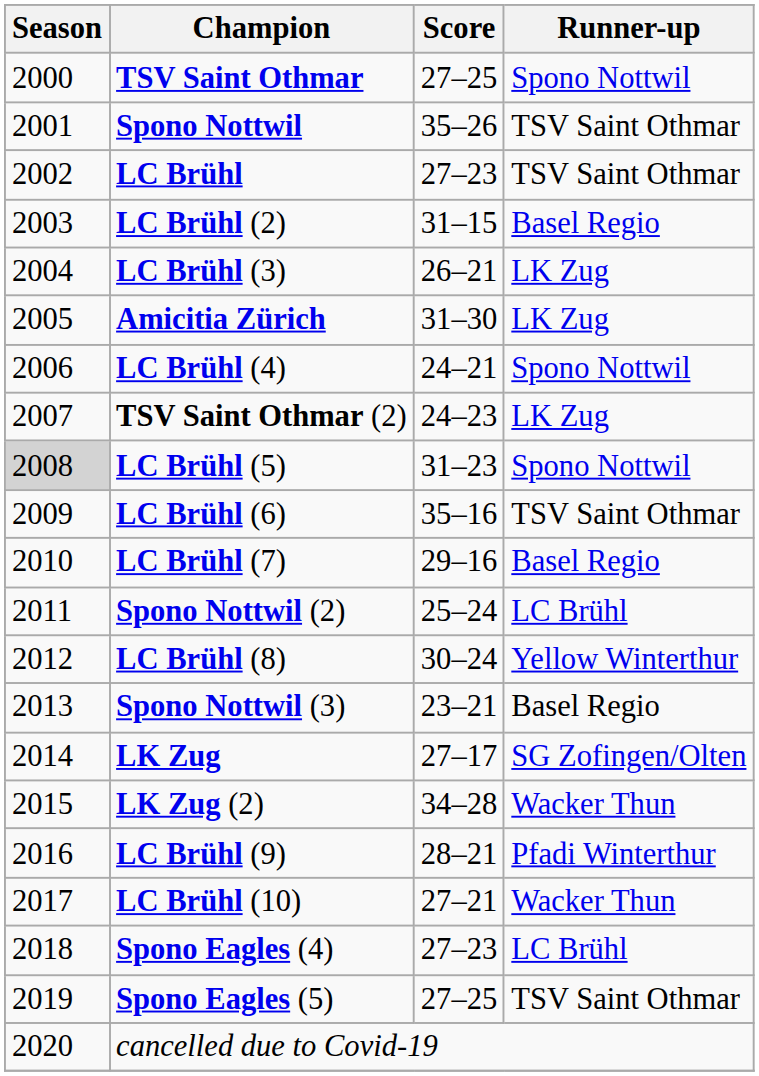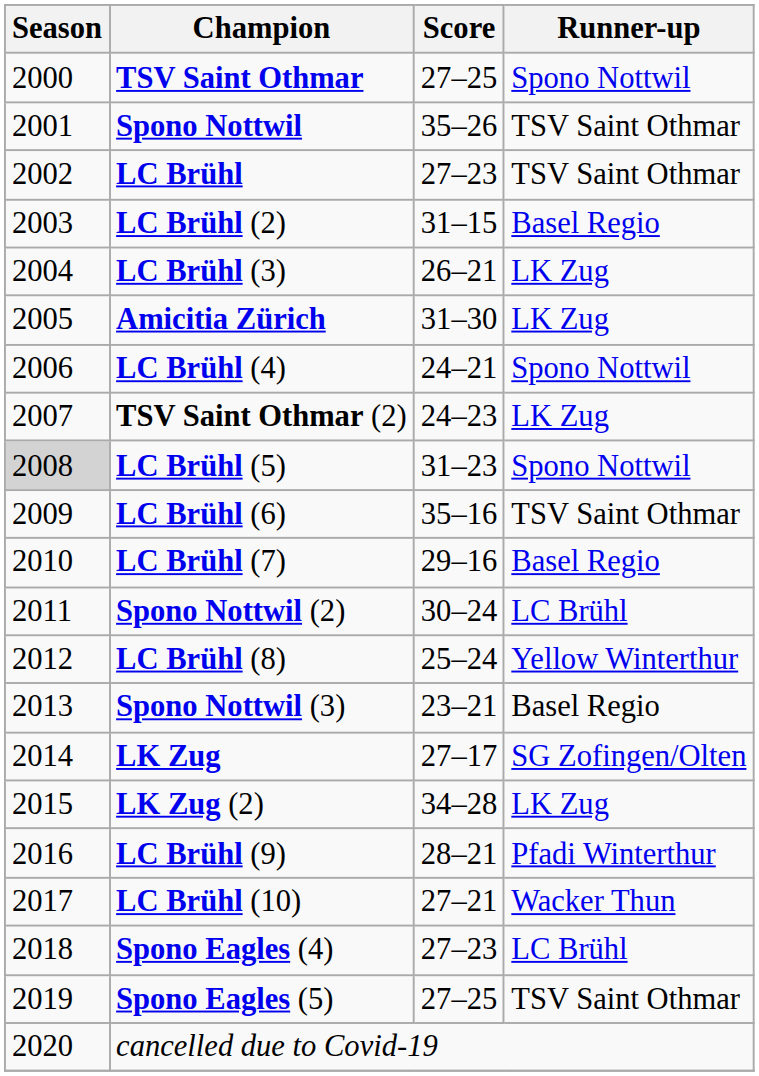(459, 610) 25–24 -> (459, 610) 30–24
(459, 658) 30–24 -> (459, 658) 25–24
(593, 804) Wacker Thun -> (560, 804) LK Zug
